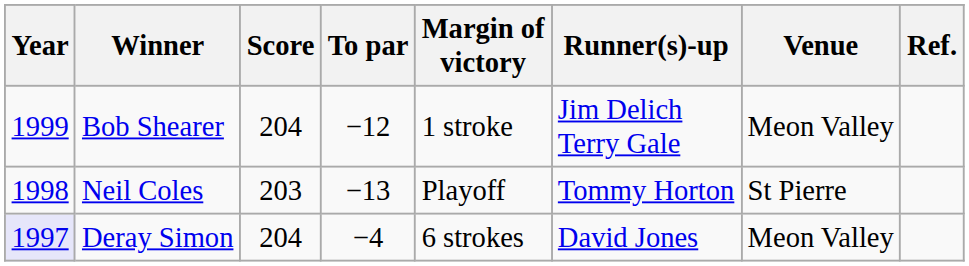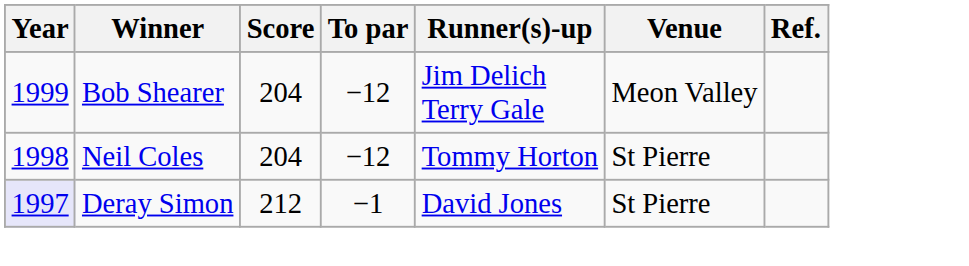- column: (483, 45)
(281, 190) 203 -> (281, 156) 204
(368, 190) −13 -> (368, 156) −12
(281, 237) 204 -> (281, 203) 212
(368, 237) −4 -> (368, 203) −1
(821, 237) Meon Valley -> (661, 203) St Pierre
